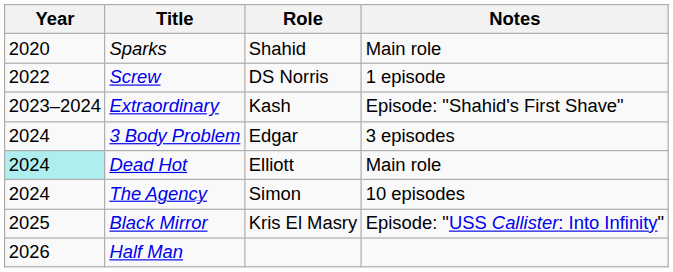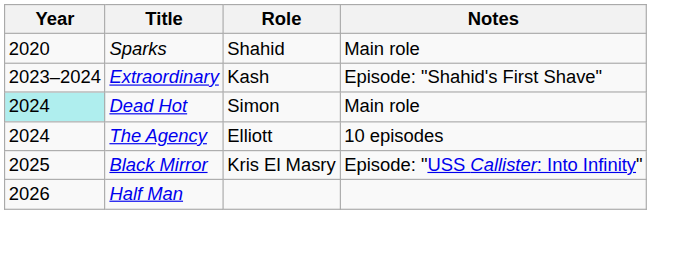- row: (135, 77)
- row: (175, 135)
(271, 164) Elliott -> (253, 106) Simon
(275, 194) Simon -> (250, 135) Elliott
